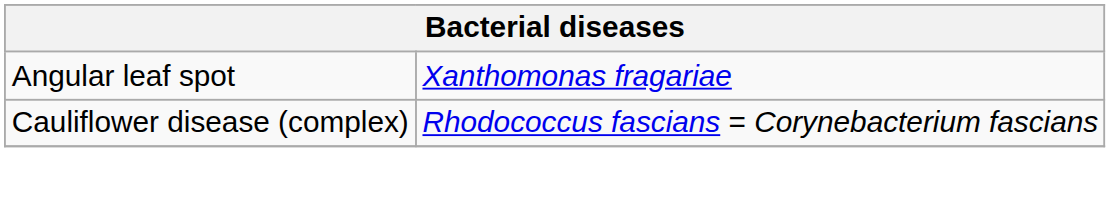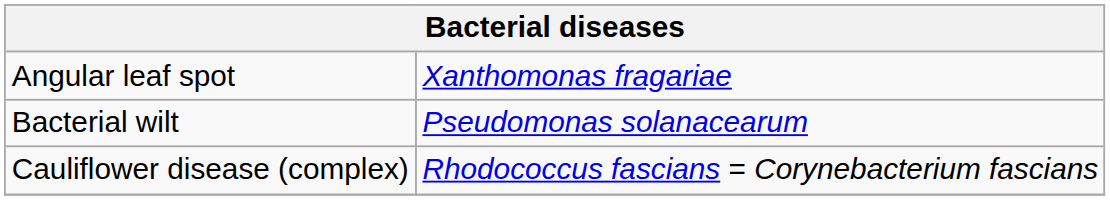+ row: (95, 122)
